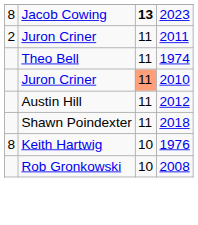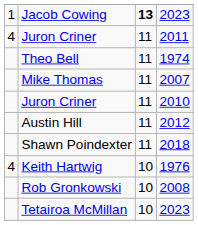(11, 15) 8 -> (11, 15) 1
(11, 36) 2 -> (11, 36) 4
+ row: (62, 79)
(145, 79) lightsalmon background -> (145, 101) no background
(11, 144) 8 -> (11, 166) 4
+ row: (74, 209)
